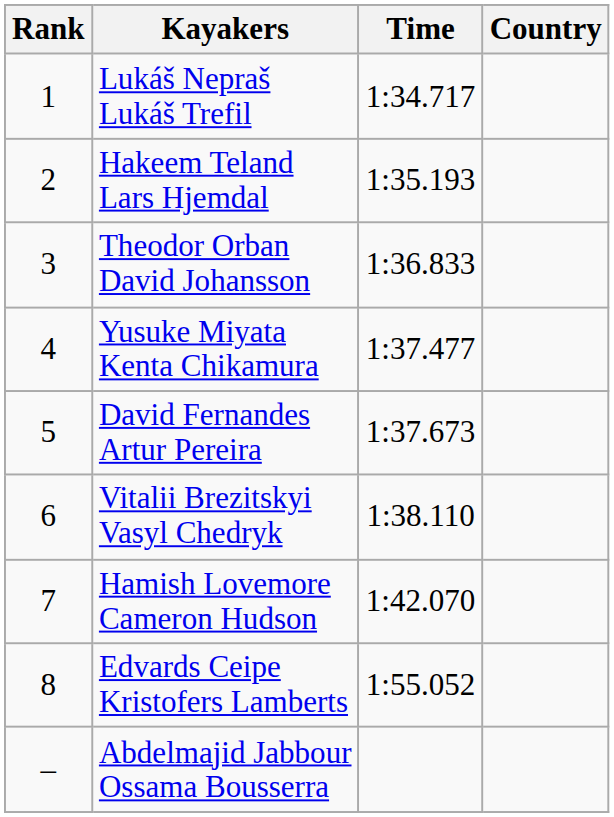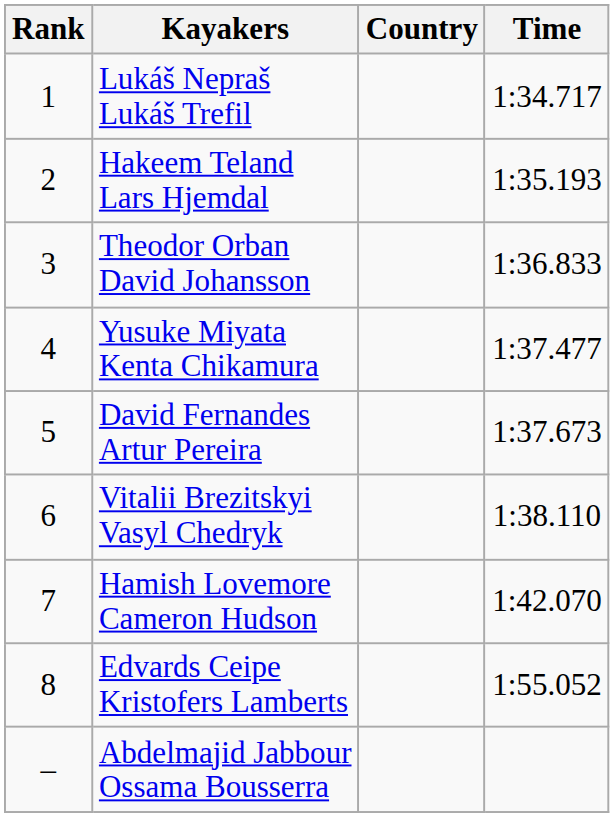columns swapped: (546, 29) <-> (421, 29)
